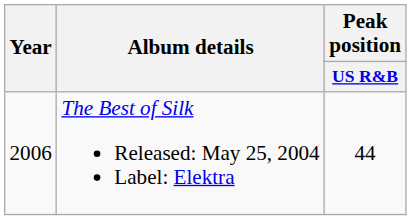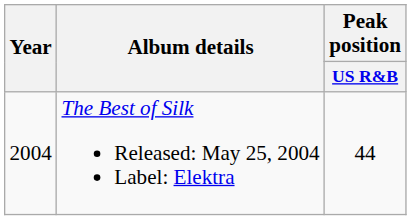(31, 152) 2006 -> (31, 152) 2004
